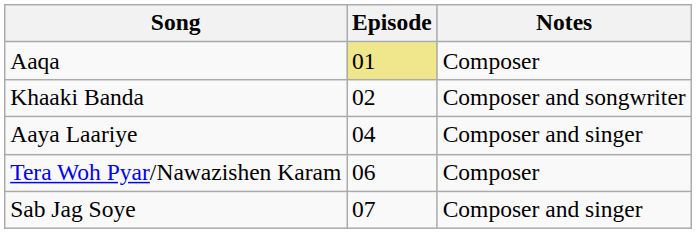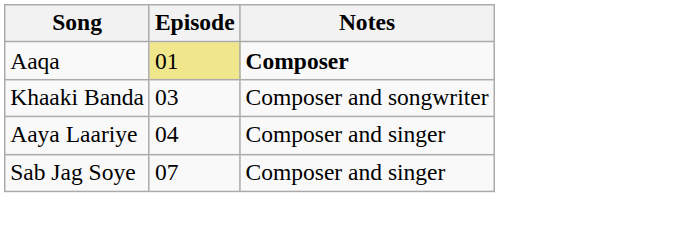(491, 60) normal -> (297, 60) bold
(364, 97) 02 -> (167, 97) 03
- row: (176, 172)
